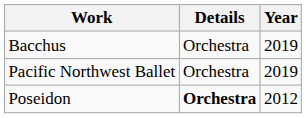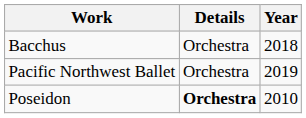(281, 44) 2019 -> (281, 44) 2018
(281, 98) 2012 -> (281, 98) 2010
